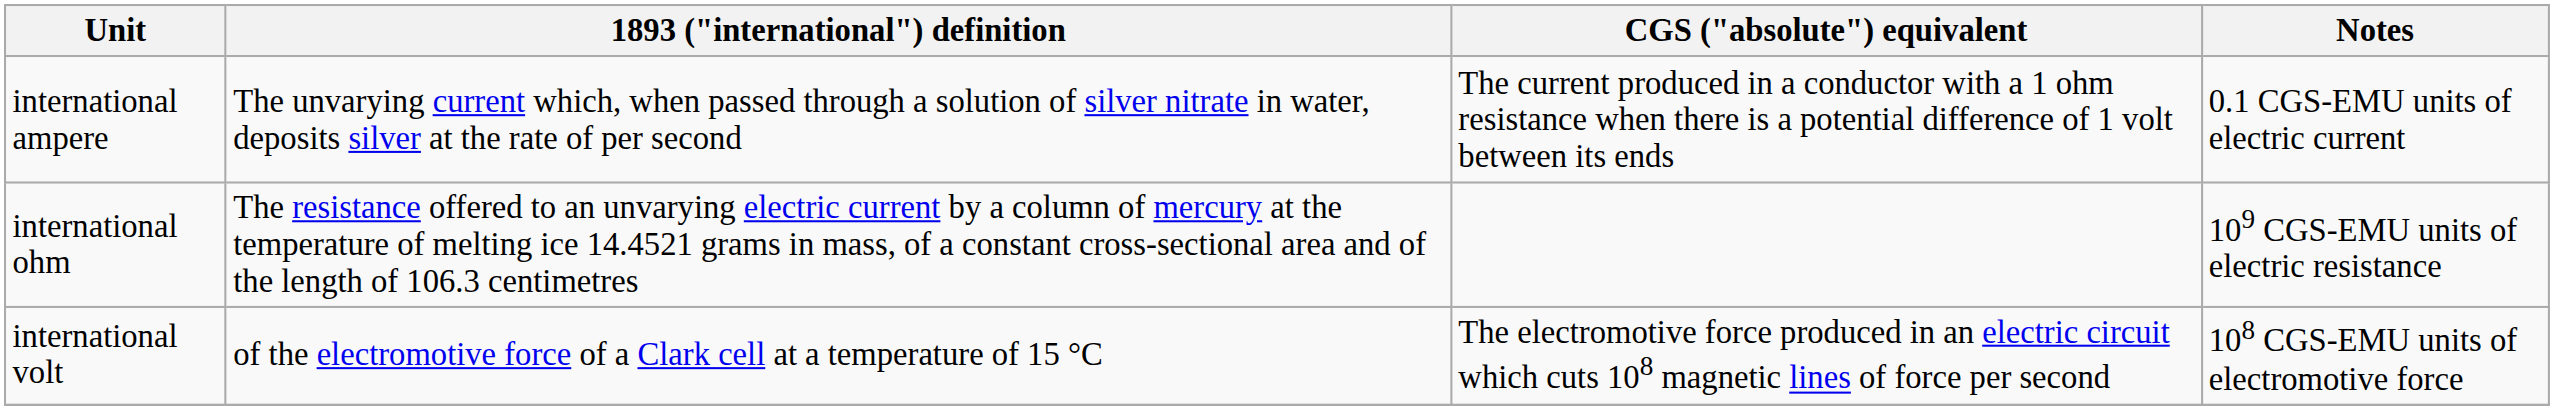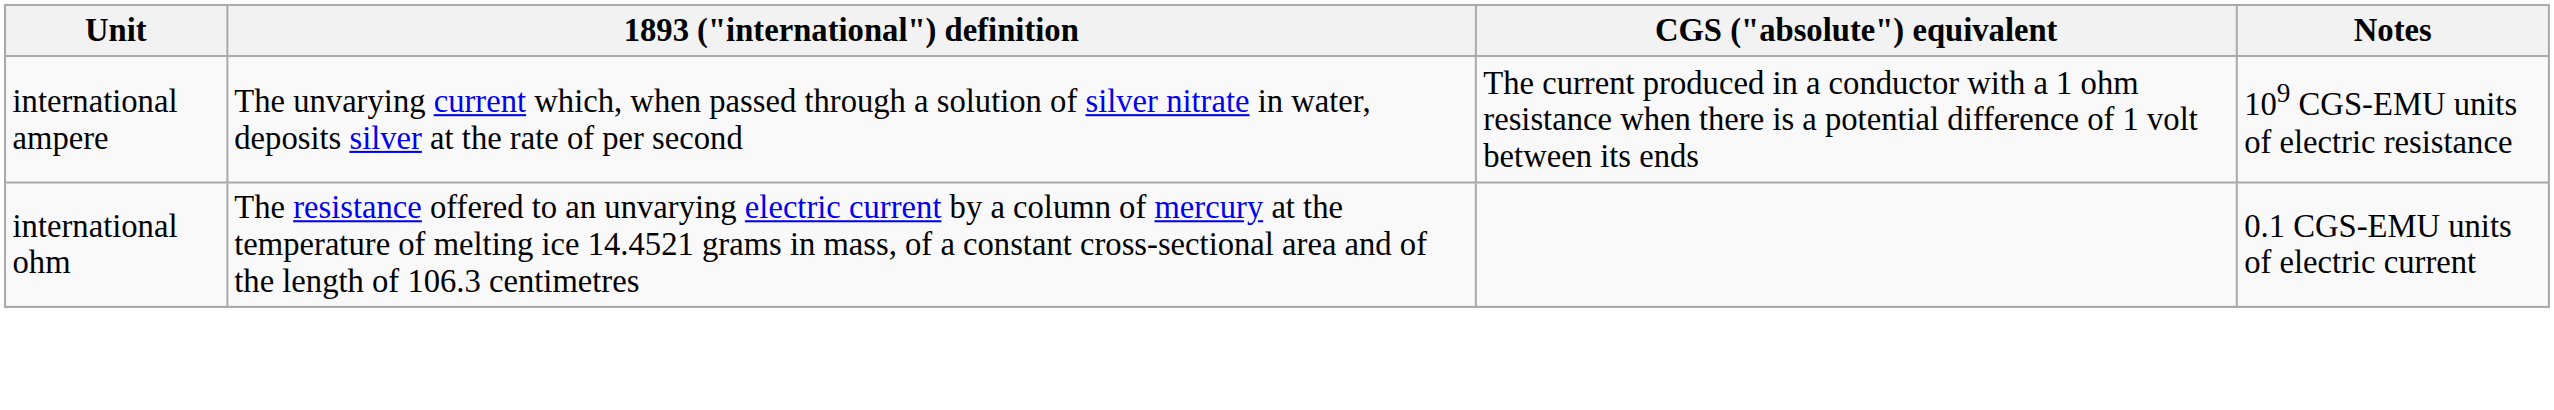(2360, 118) 0.1 CGS-EMU units of electric current -> (2381, 118) 109 CGS-EMU units of electric resistance
(2363, 244) 109 CGS-EMU units of electric resistance -> (2378, 244) 0.1 CGS-EMU units of electric current
- row: (95, 355)
